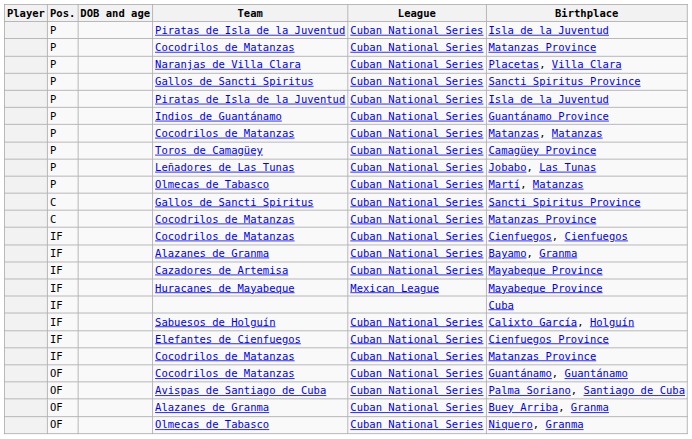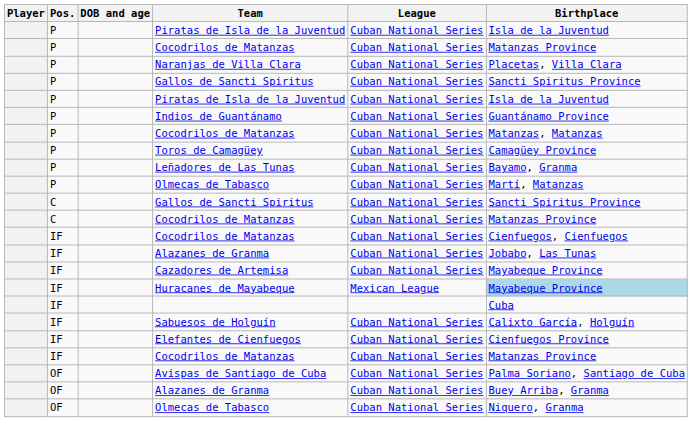(542, 167) Jobabo, Las Tunas -> (533, 167) Bayamo, Granma
(533, 253) Bayamo, Granma -> (542, 253) Jobabo, Las Tunas
(546, 288) no background -> (546, 288) lightblue background
- row: (56, 373)
